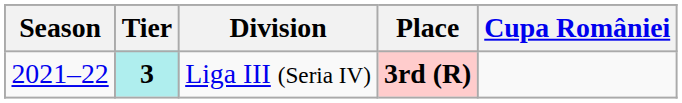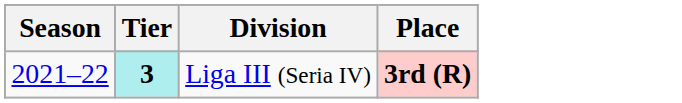- column: (577, 27)
